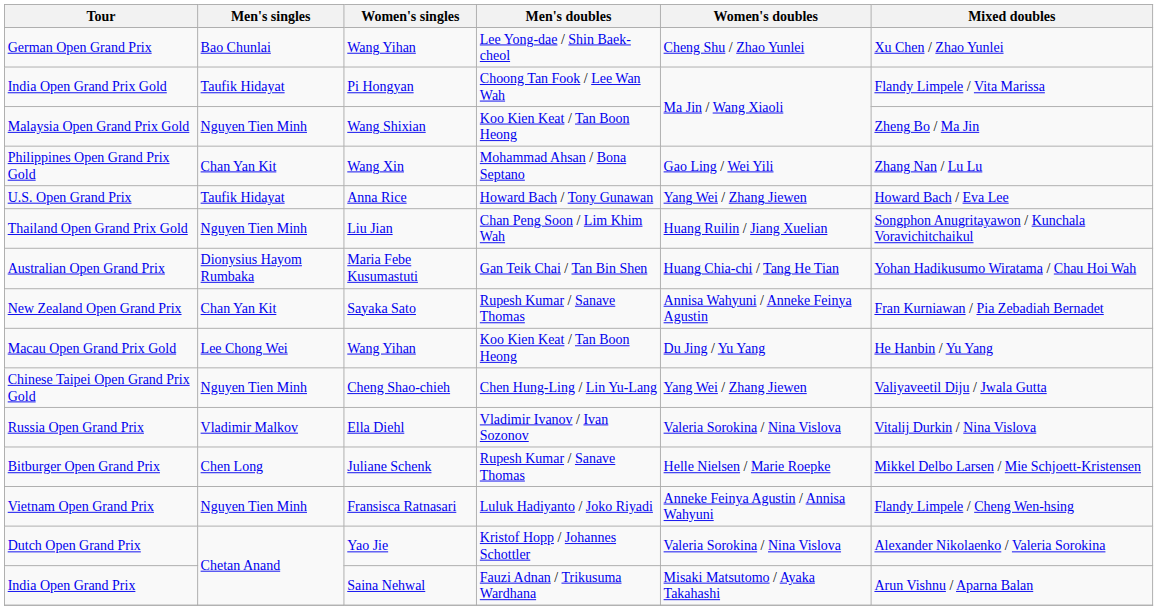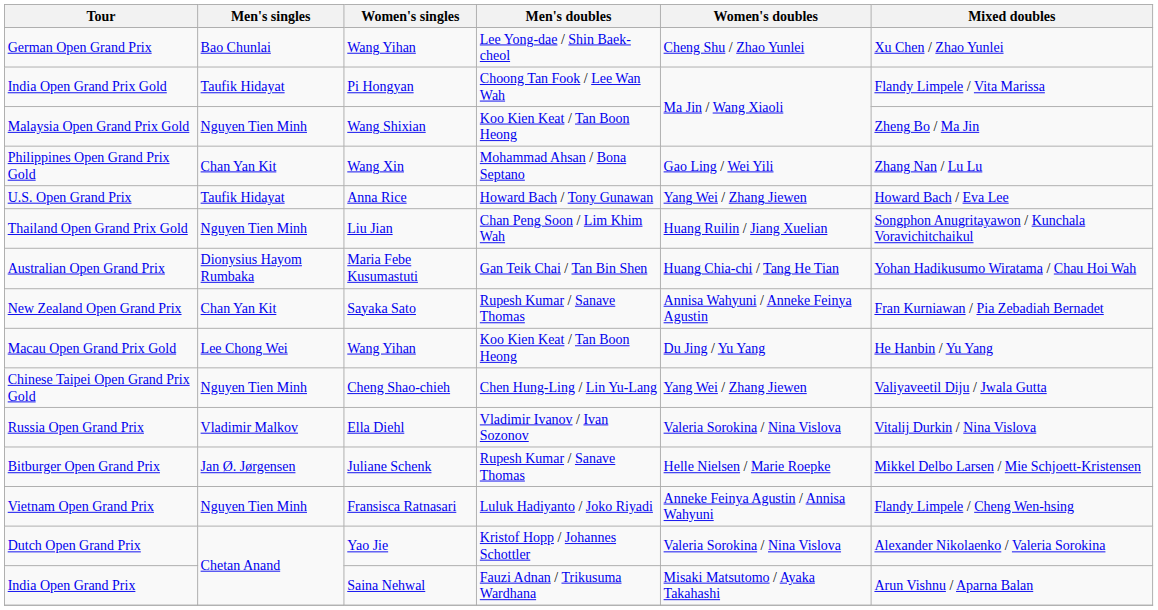(232, 466) Chen Long -> (248, 466) Jan Ø. Jørgensen
